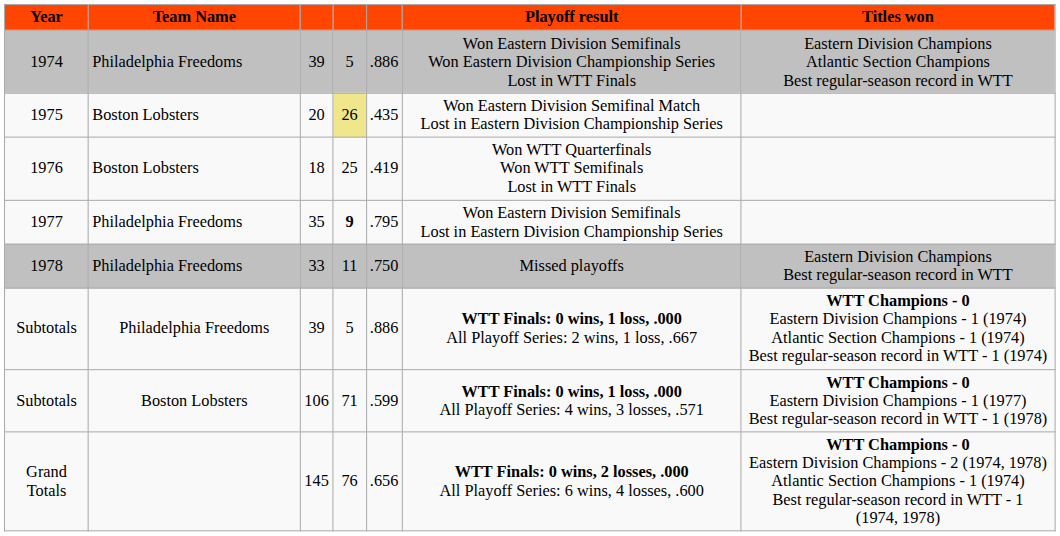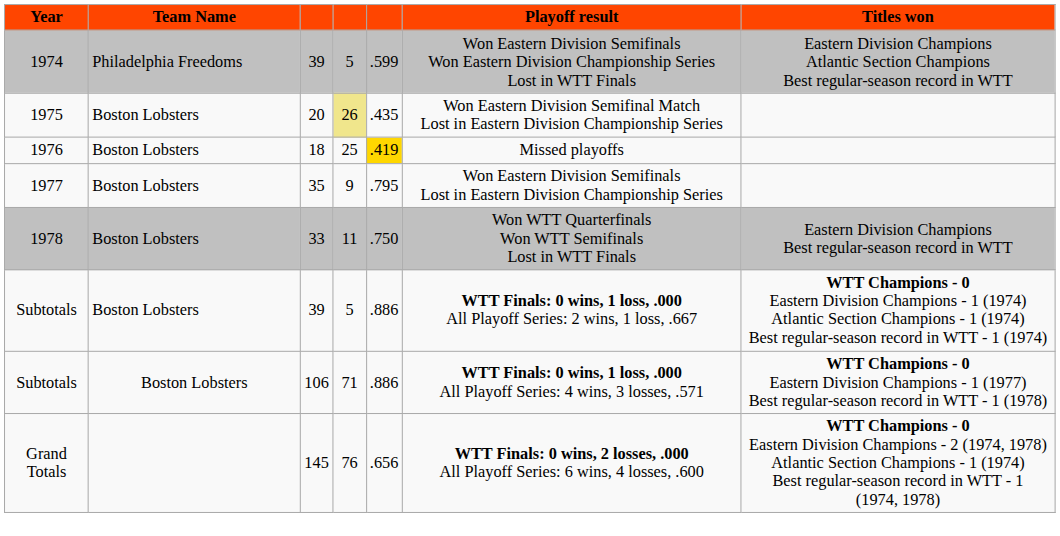(384, 61) .886 -> (384, 61) .599
(384, 168) no background -> (384, 150) gold background
(572, 168) Won WTT Quarterfinals Won WTT Semifinals Lost in WTT Finals -> (572, 150) Missed playoffs
(167, 221) Philadelphia Freedoms -> (146, 185) Boston Lobsters
(350, 221) bold -> (350, 185) normal
(167, 266) Philadelphia Freedoms -> (146, 238) Boston Lobsters
(572, 266) Missed playoffs -> (572, 238) Won WTT Quarterfinals Won WTT Semifinals Lost in WTT Finals
(194, 328) Philadelphia Freedoms -> (146, 310) Boston Lobsters
(384, 400) .599 -> (384, 382) .886
